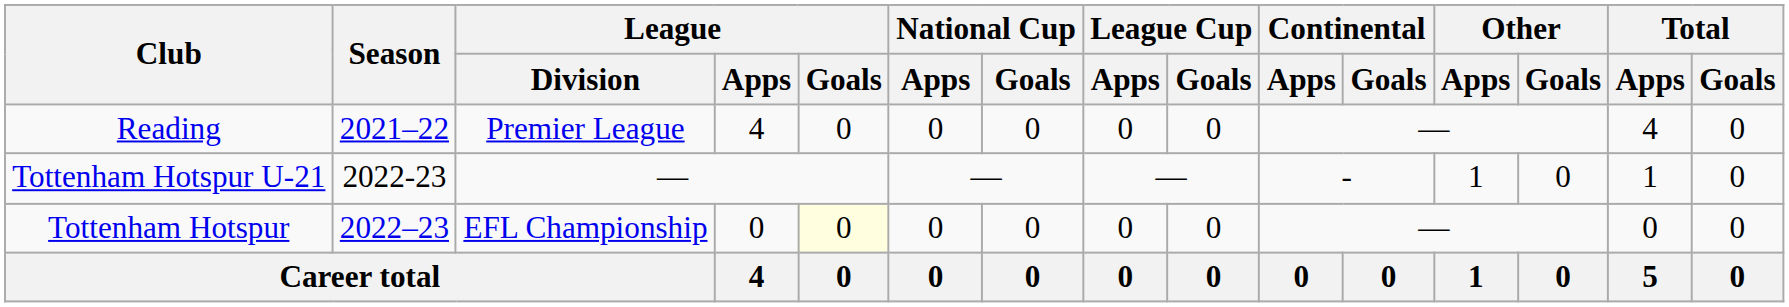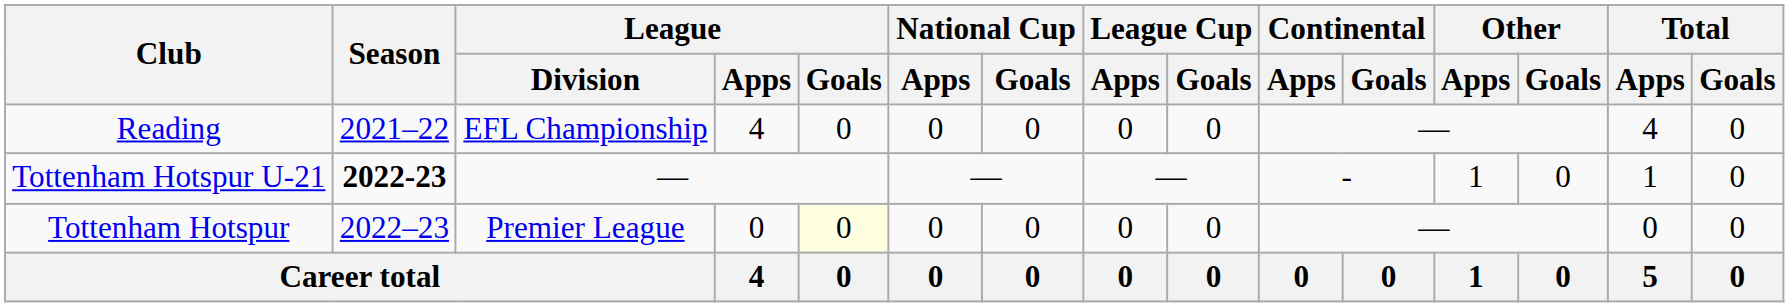(585, 128) Premier League -> (585, 128) EFL Championship
(394, 177) normal -> (394, 177) bold
(585, 227) EFL Championship -> (585, 227) Premier League
